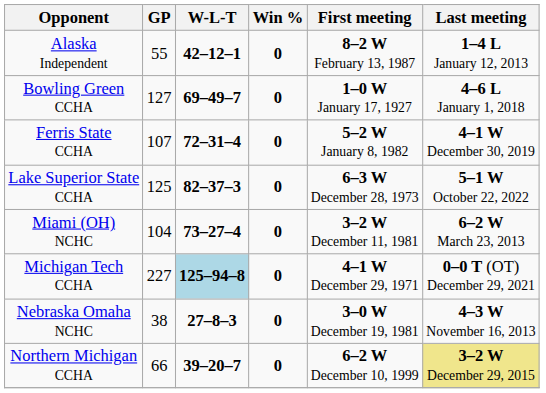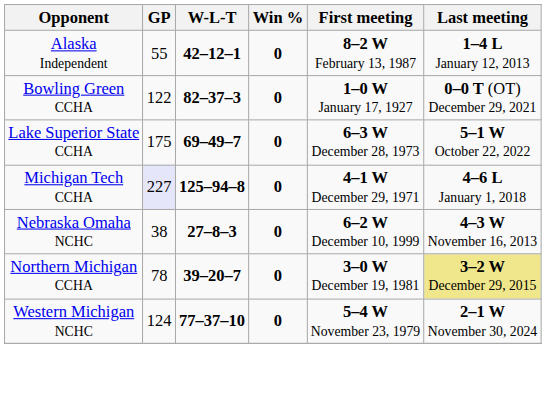(159, 97) 127 -> (159, 97) 122
(212, 97) 69–49–7 -> (212, 97) 82–37–3
(481, 97) 4–6 L January 1, 2018 -> (483, 97) 0–0 T (OT) December 29, 2021
- row: (74, 142)
(159, 187) 125 -> (159, 142) 175
(212, 187) 82–37–3 -> (212, 142) 69–49–7
- row: (74, 231)
(159, 276) no background -> (159, 187) lavender background
(212, 276) lightblue background -> (212, 187) no background
(481, 276) 0–0 T (OT) December 29, 2021 -> (483, 187) 4–6 L January 1, 2018
(365, 321) 3–0 W December 19, 1981 -> (365, 231) 6–2 W December 10, 1999
(159, 365) 66 -> (159, 276) 78
(365, 365) 6–2 W December 10, 1999 -> (365, 276) 3–0 W December 19, 1981
+ row: (74, 321)
